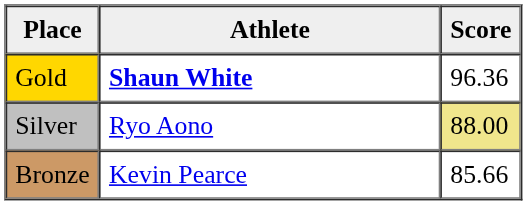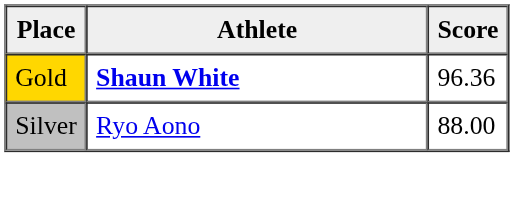(479, 126) khaki background -> (466, 126) no background
- row: (52, 174)
